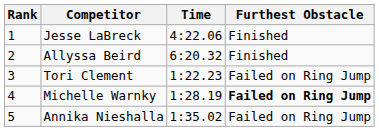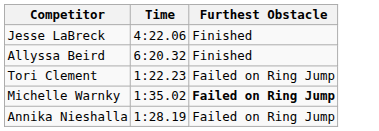- column: (22, 15)
(196, 96) 1:28.19 -> (160, 96) 1:35.02
(196, 116) 1:35.02 -> (160, 116) 1:28.19
